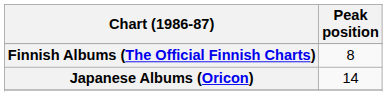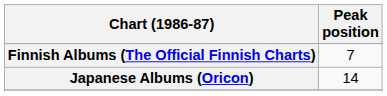(350, 55) 8 -> (350, 55) 7
